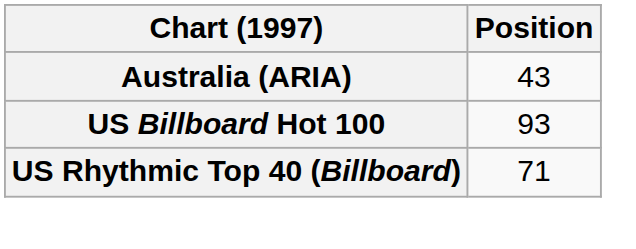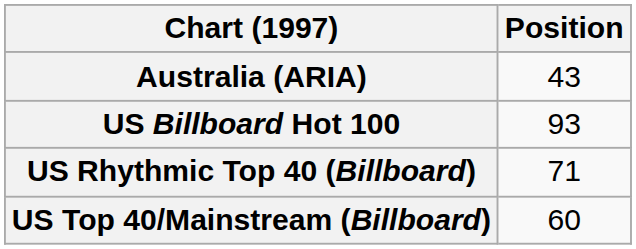+ row: (251, 219)
